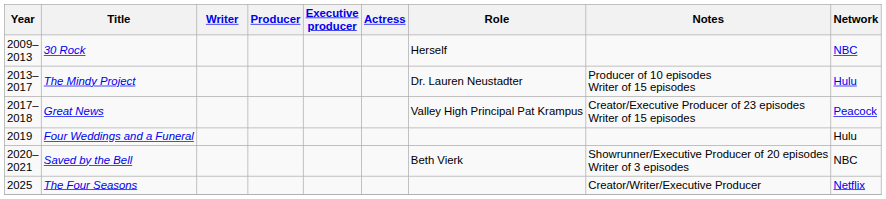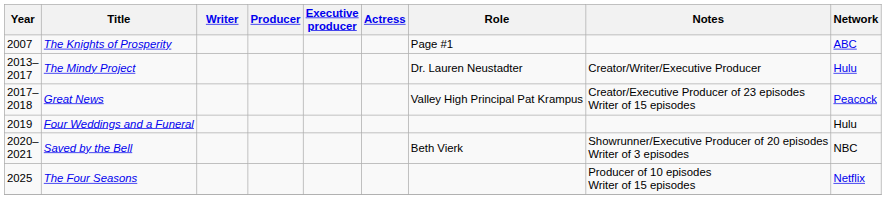+ row: (108, 44)
- row: (65, 50)
(650, 81) Producer of 10 episodes Writer of 15 episodes -> (675, 68) Creator/Writer/Executive Producer
(675, 185) Creator/Writer/Executive Producer -> (650, 179) Producer of 10 episodes Writer of 15 episodes
